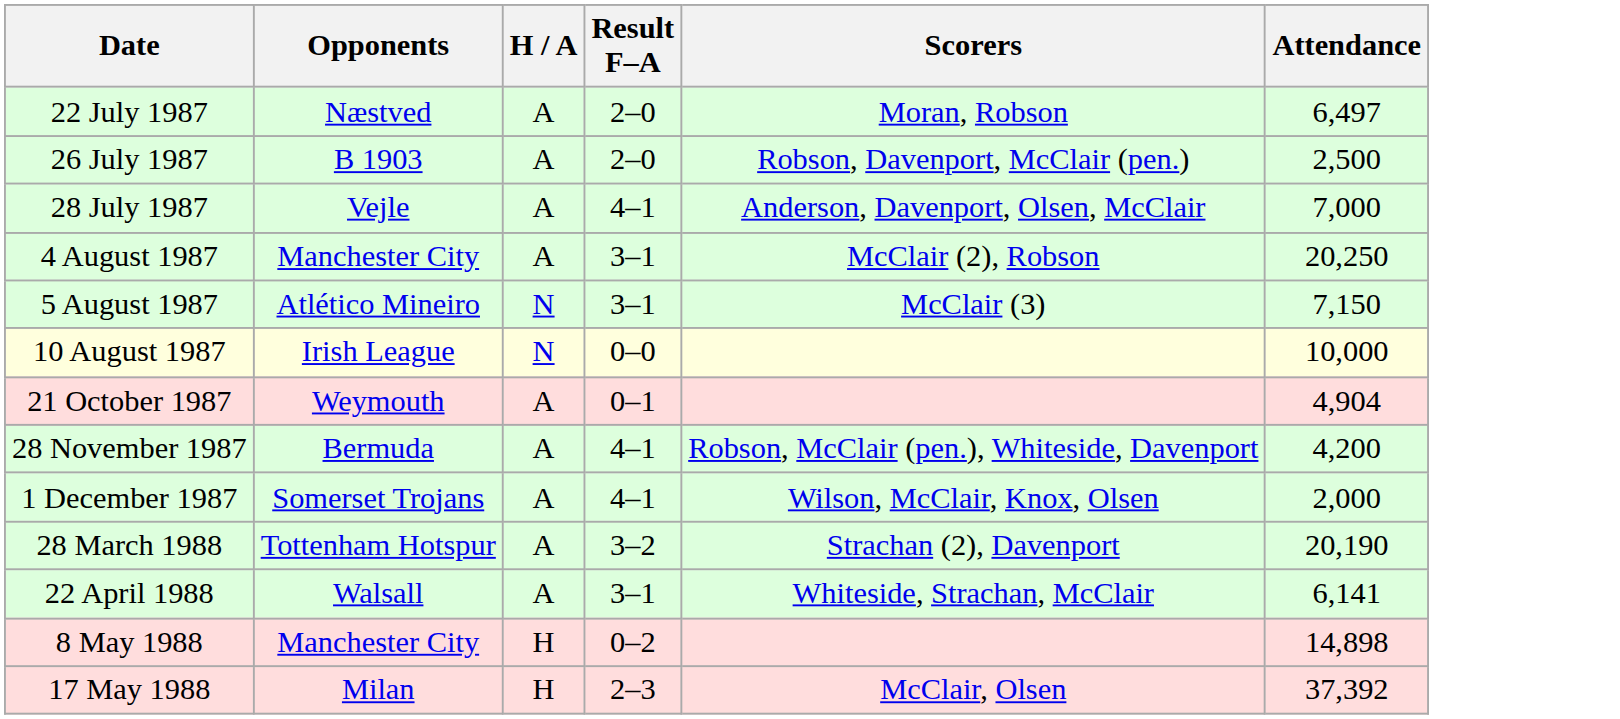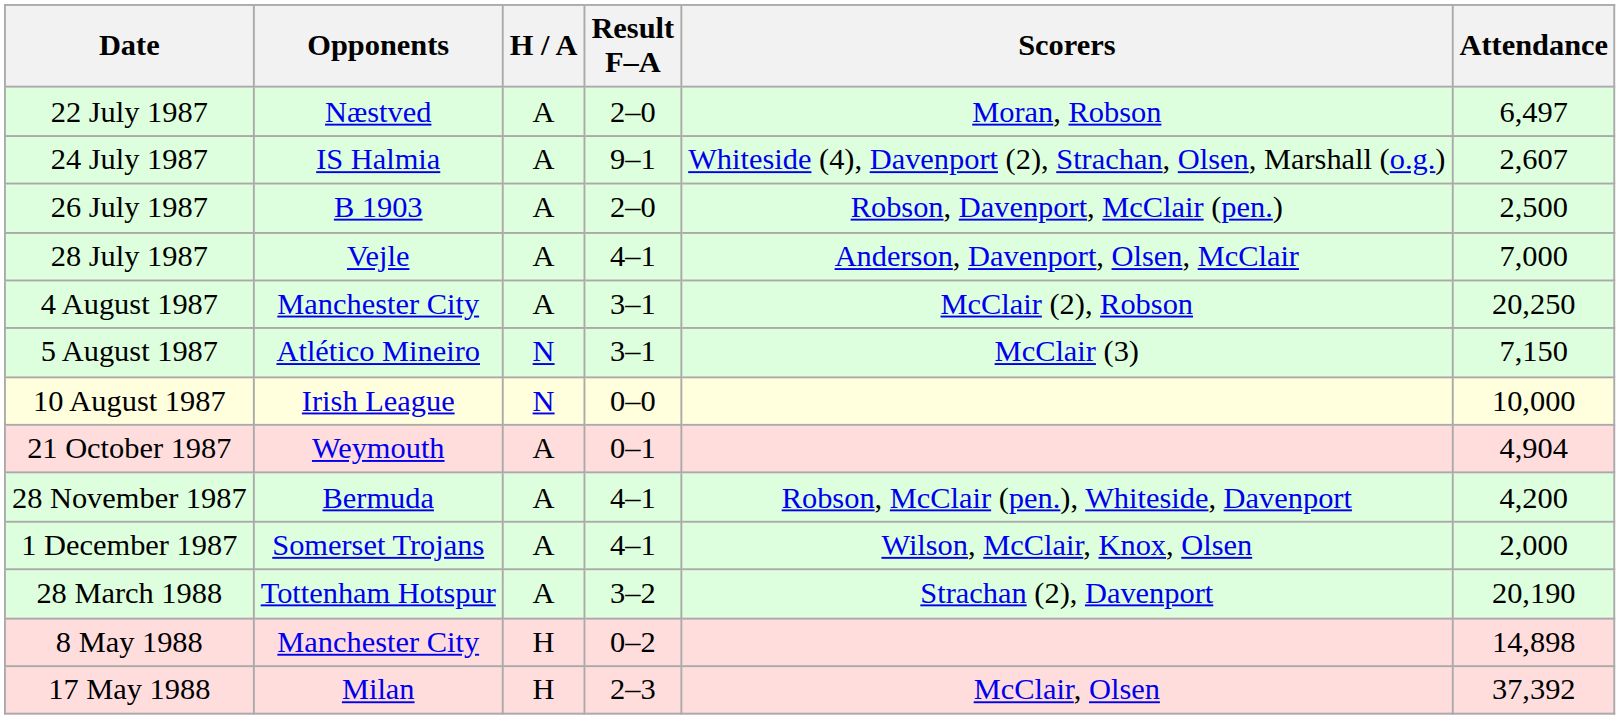+ row: (129, 159)
- row: (129, 593)
